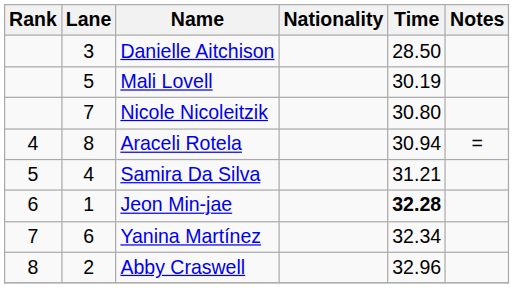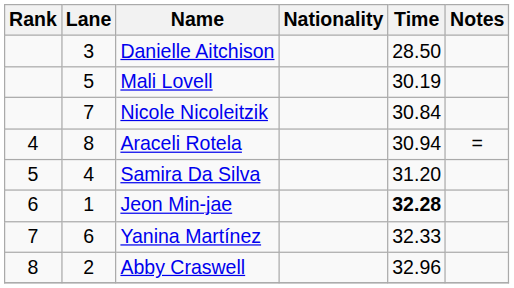(417, 112) 30.80 -> (417, 112) 30.84
(417, 174) 31.21 -> (417, 174) 31.20
(417, 236) 32.34 -> (417, 236) 32.33
